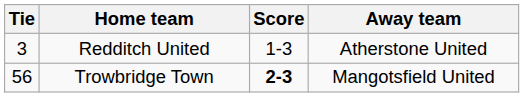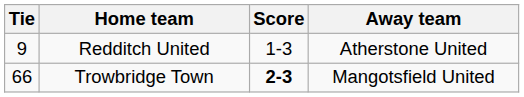(22, 48) 3 -> (22, 48) 9
(22, 77) 56 -> (22, 77) 66
